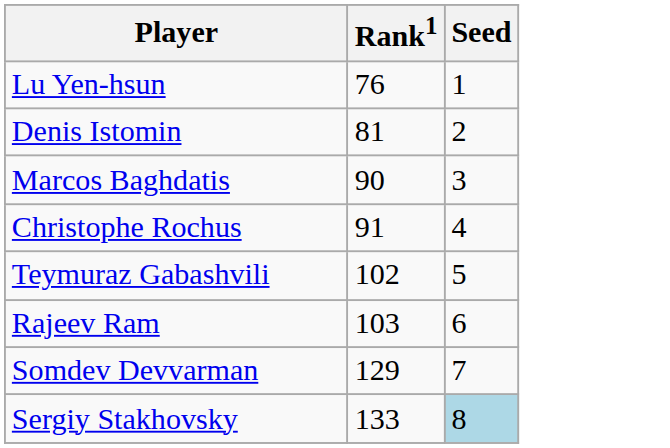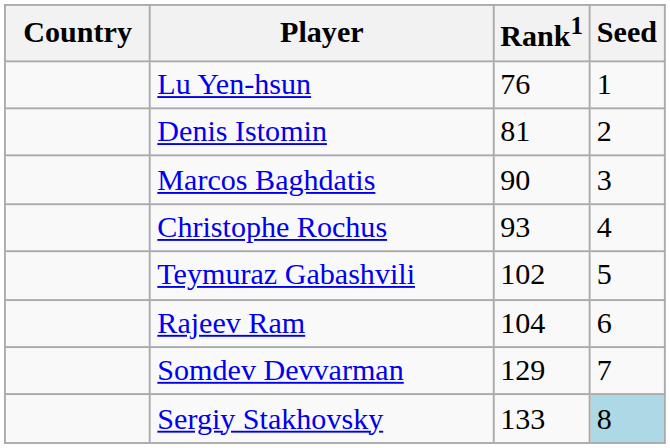+ column: (78, 32)
(370, 227) 91 -> (515, 227) 93
(377, 322) 103 -> (523, 322) 104
